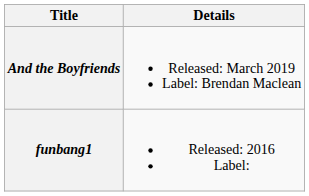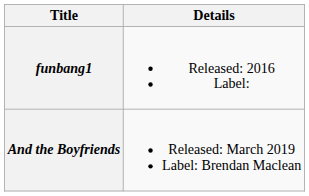rows swapped: (64, 150) <-> (64, 67)
